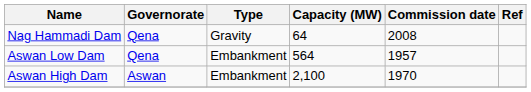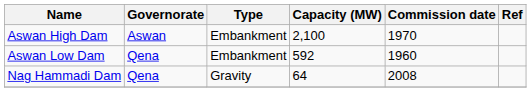rows swapped: (57, 76) <-> (64, 35)
(303, 55) 564 -> (303, 55) 592
(402, 55) 1957 -> (402, 55) 1960
